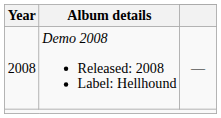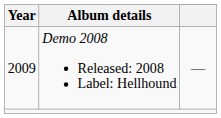(22, 67) 2008 -> (22, 67) 2009
